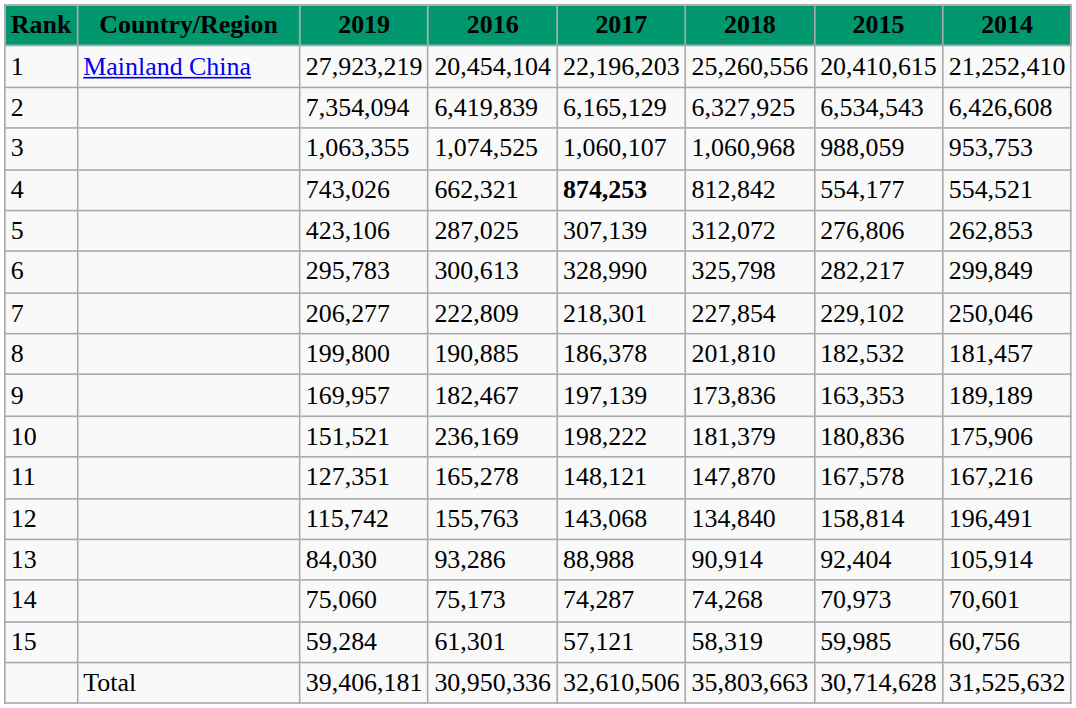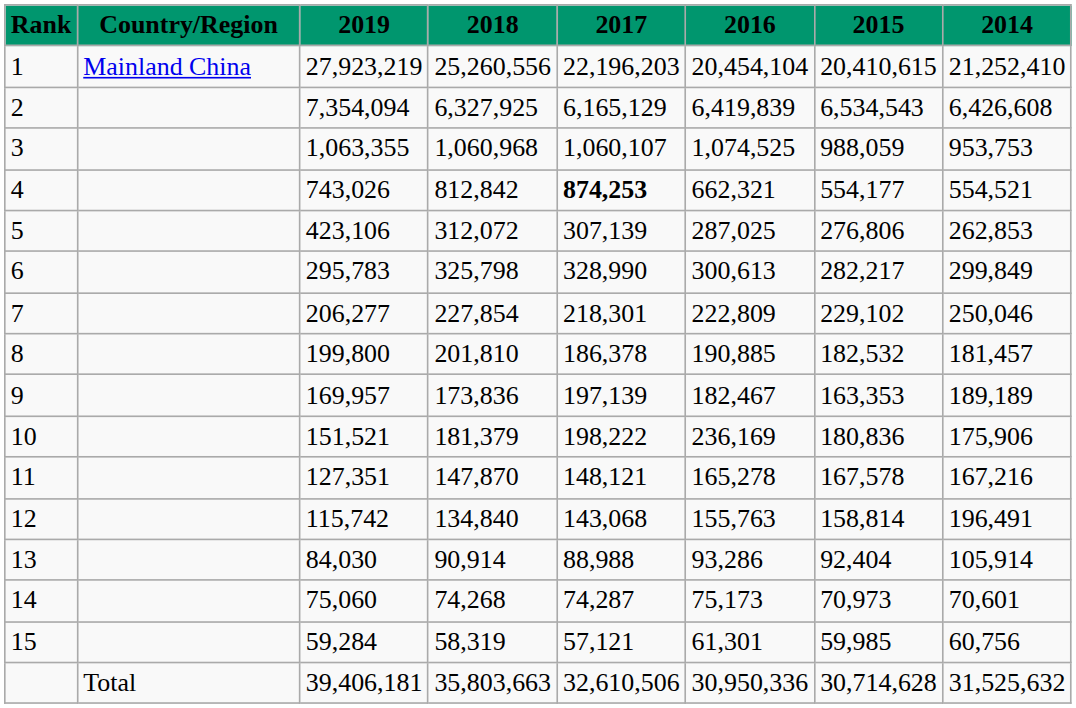columns swapped: (750, 25) <-> (493, 25)
